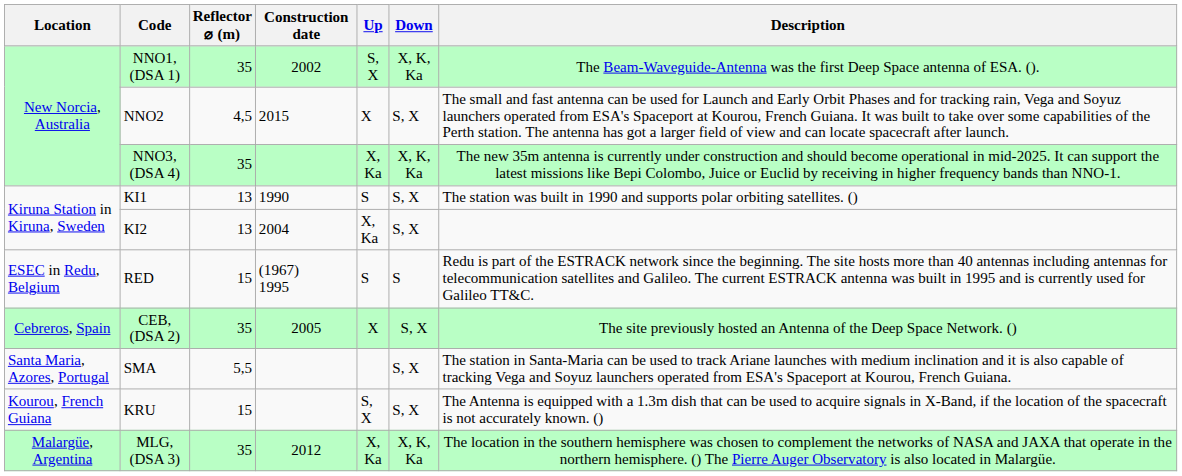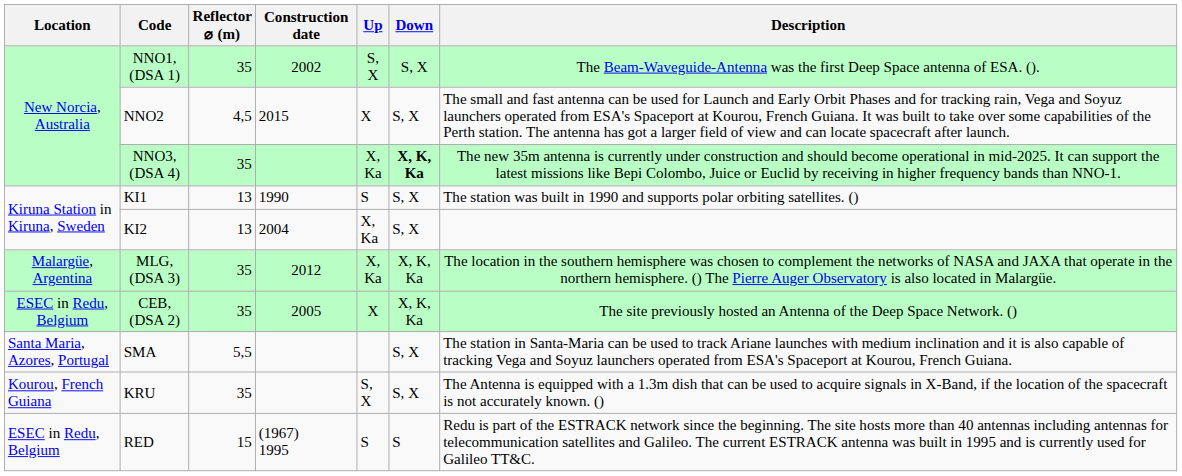(414, 66) X, K, Ka -> (414, 66) S, X
(414, 165) normal -> (414, 165) bold
rows swapped: (139, 278) <-> (155, 450)
(62, 328) Cebreros, Spain -> (62, 311) ESEC in Redu, Belgium
(414, 328) S, X -> (414, 311) X, K, Ka
(244, 409) 15 -> (244, 392) 35
